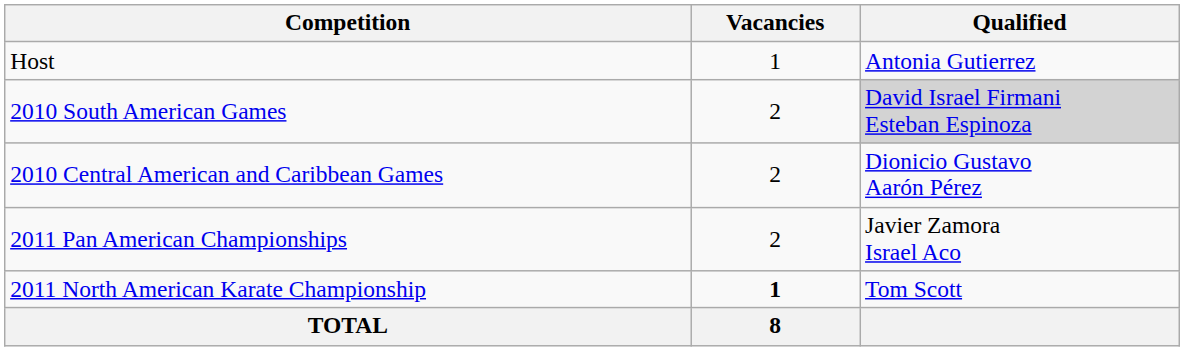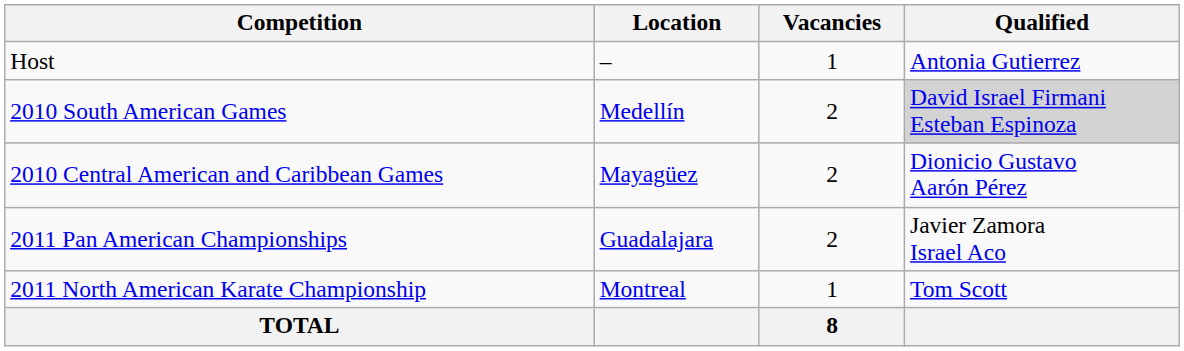+ column: (677, 23)
(775, 289) bold -> (832, 289) normal
